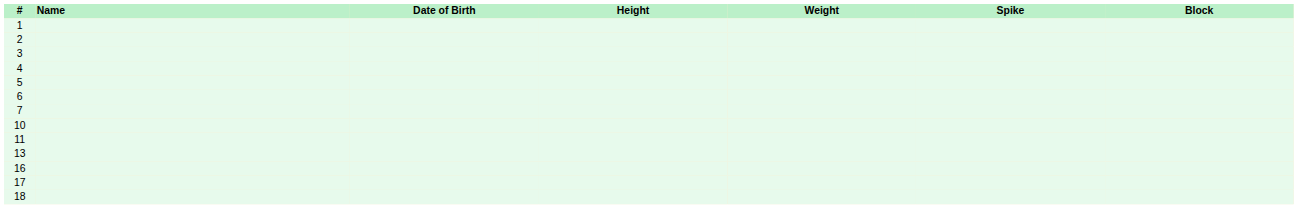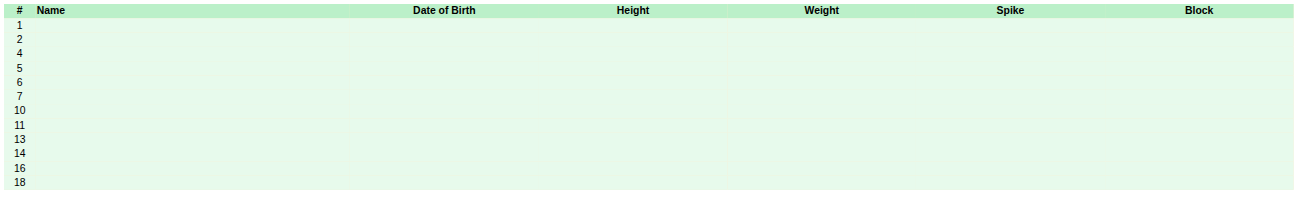- row: (20, 54)
+ row: (20, 154)
- row: (20, 182)
